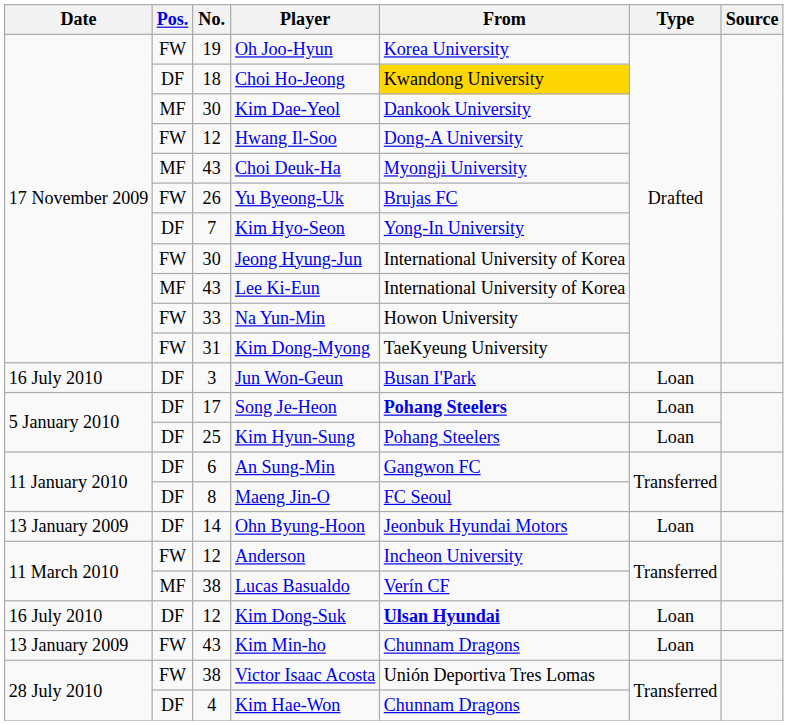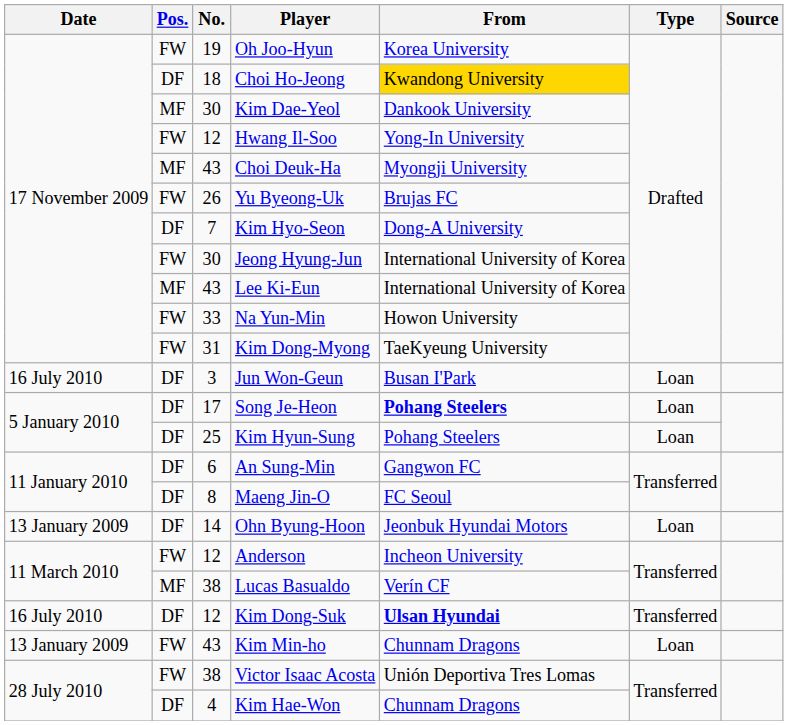(453, 138) Dong-A University -> (454, 138) Yong-In University
(454, 228) Yong-In University -> (453, 228) Dong-A University
(675, 616) Loan -> (675, 616) Transferred
